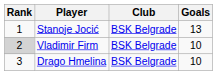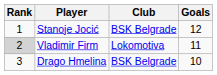(196, 29) 13 -> (196, 29) 12
(144, 45) BSK Belgrade -> (138, 45) Lokomotiva
(196, 45) 10 -> (196, 45) 11
